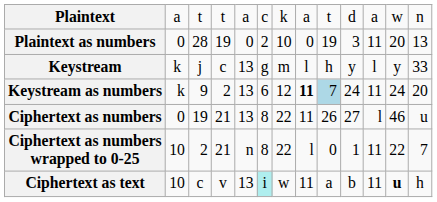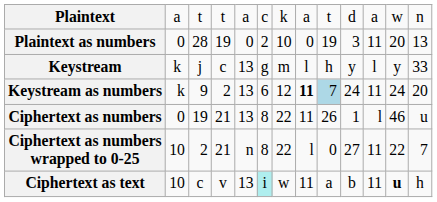(352, 116) 27 -> (356, 116) 1
(356, 150) 1 -> (352, 150) 27
